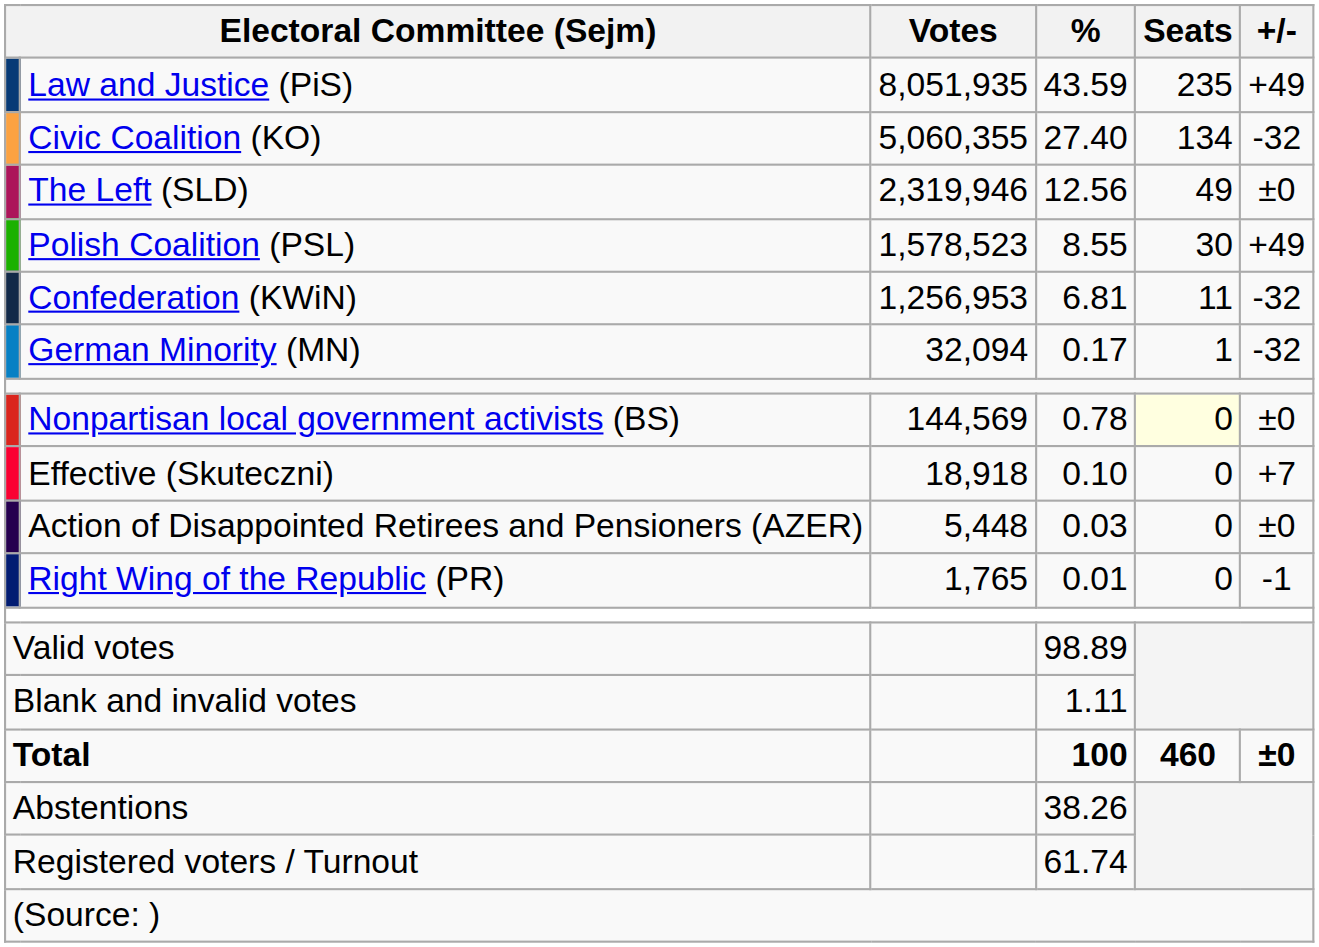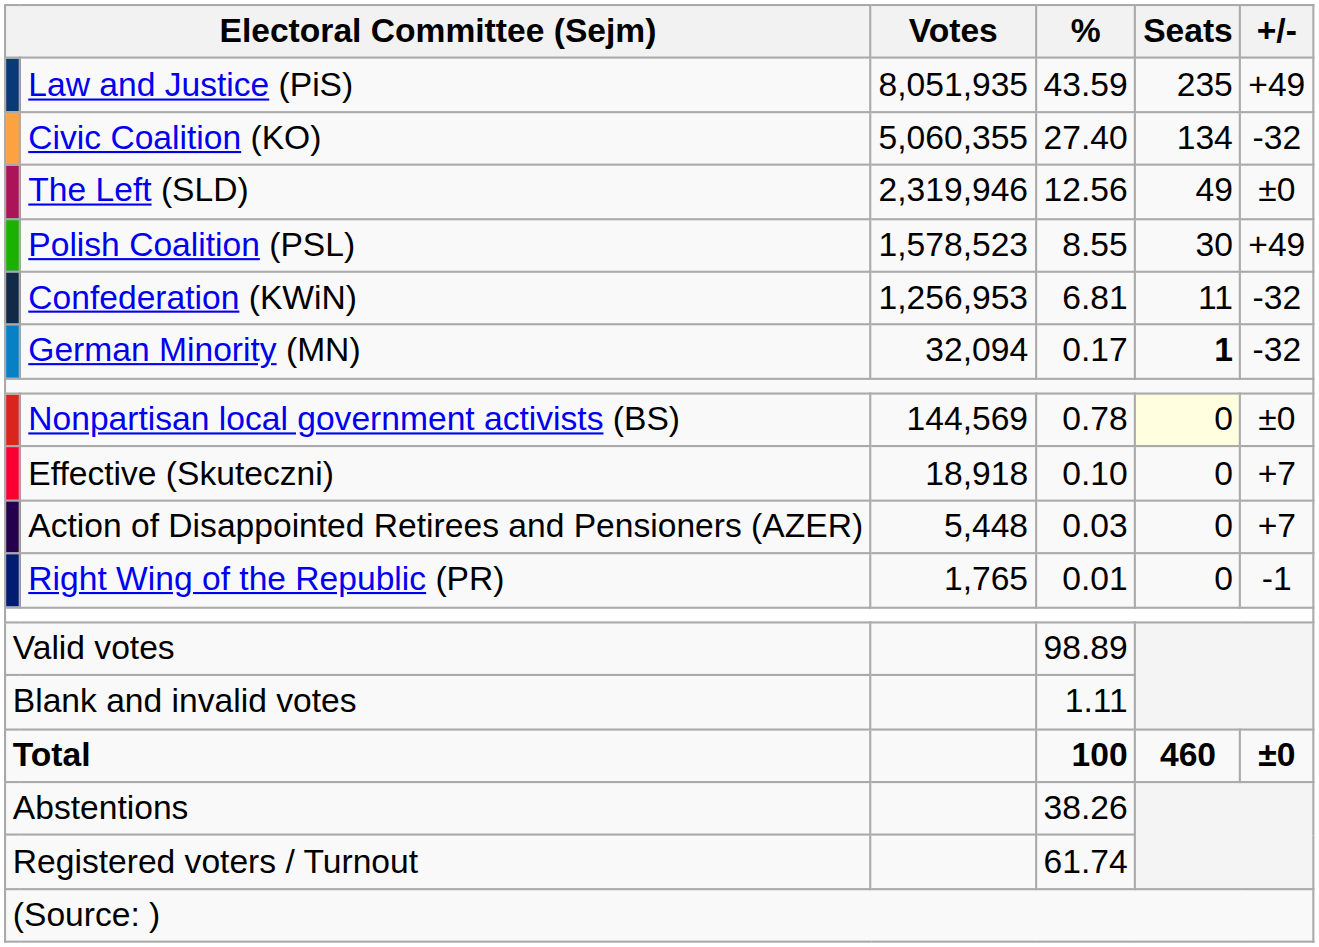(1223, 350) normal -> (1223, 350) bold
(1277, 526) ±0 -> (1277, 526) +7
